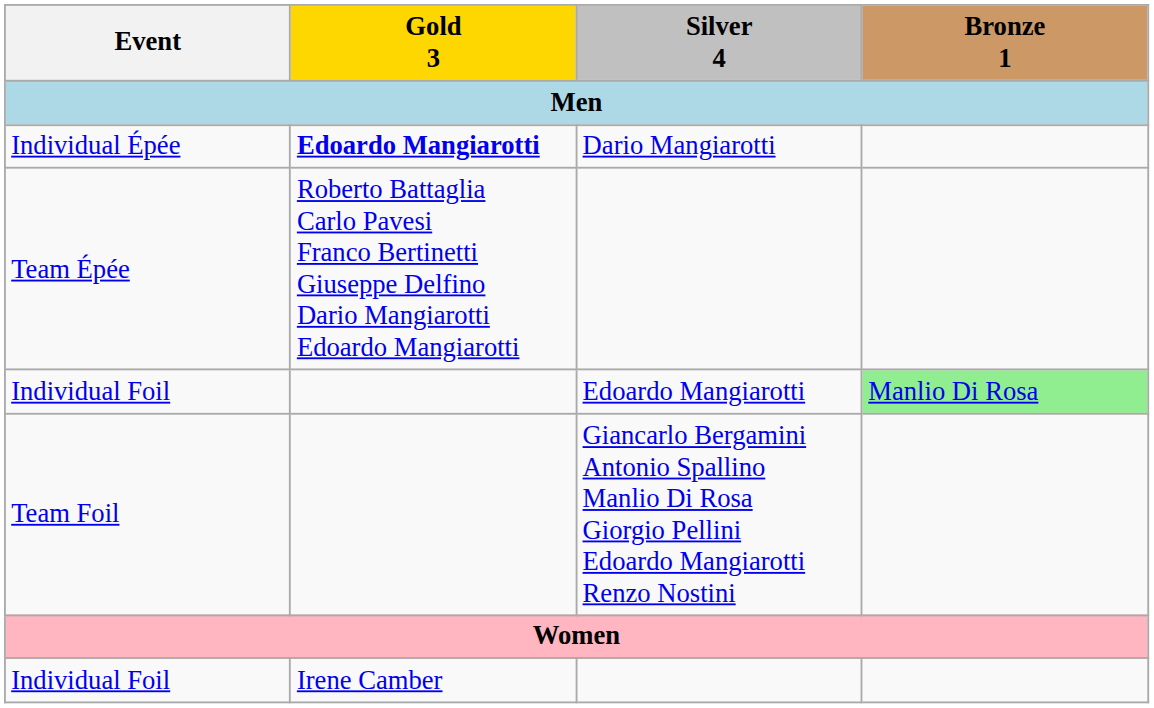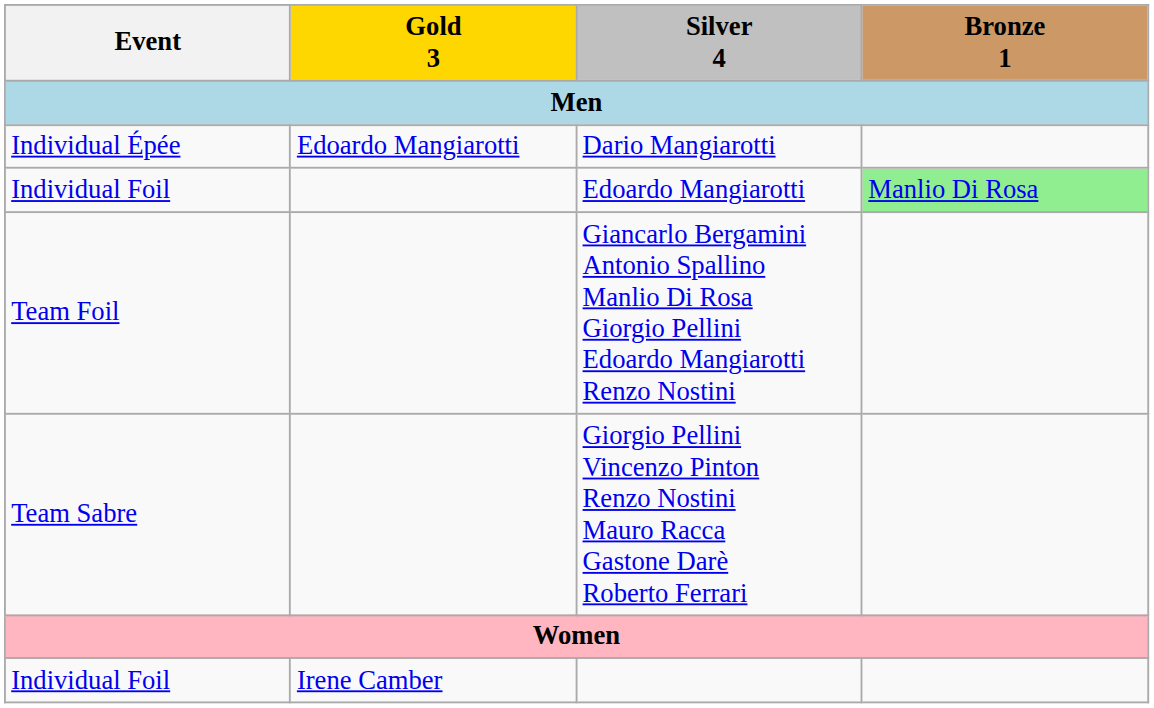(418, 146) bold -> (408, 146) normal
- row: (70, 268)
+ row: (74, 513)
